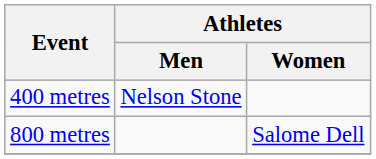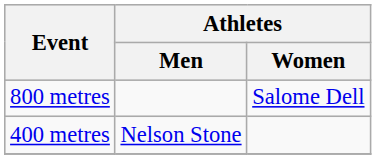rows swapped: (60, 98) <-> (60, 135)
